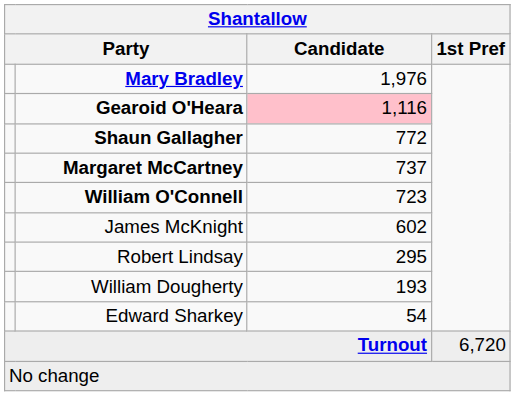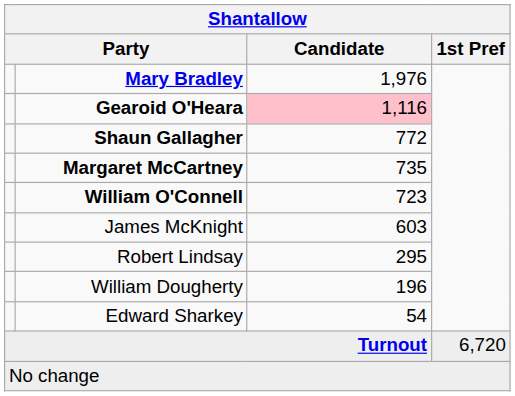(411, 167) 737 -> (411, 167) 735
(411, 227) 602 -> (411, 227) 603
(411, 286) 193 -> (411, 286) 196
